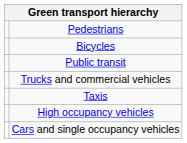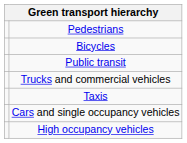rows swapped: (96, 113) <-> (96, 130)
